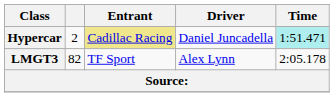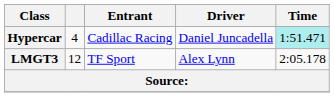(75, 37) 2 -> (75, 37) 4
(130, 37) khaki background -> (130, 37) no background
(75, 59) 82 -> (75, 59) 12
